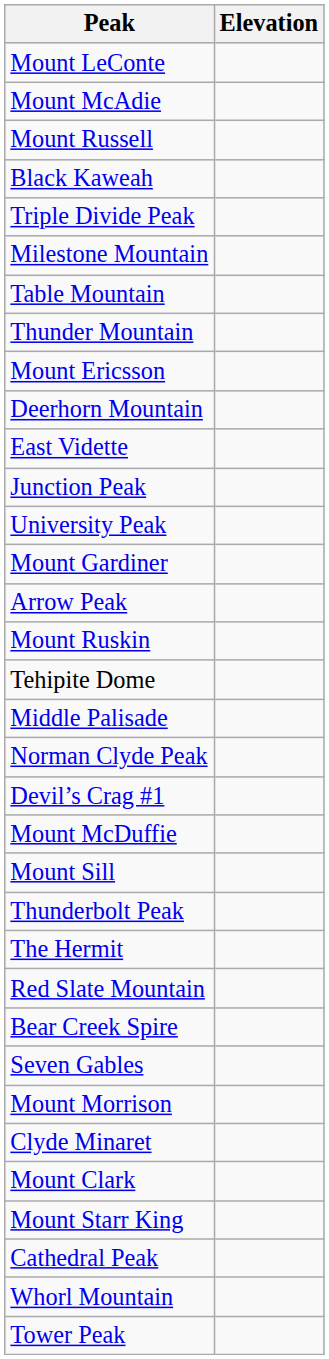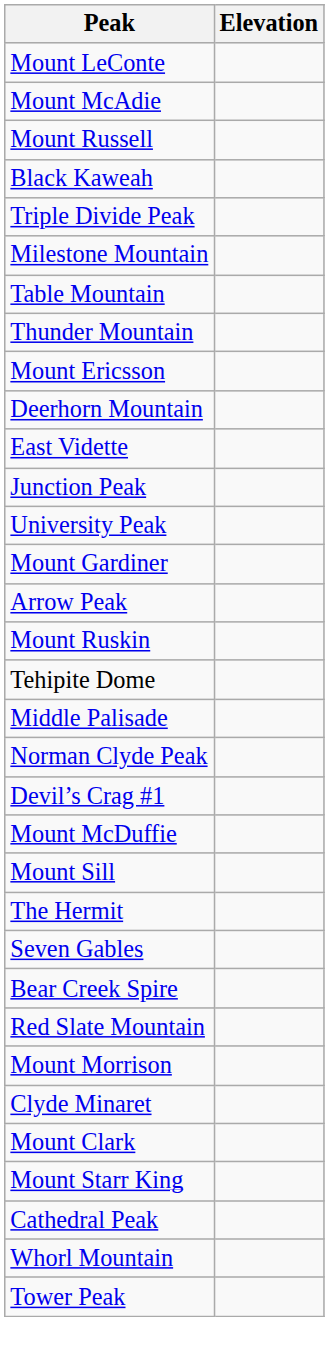- row: (97, 910)
rows swapped: (77, 1065) <-> (108, 988)
